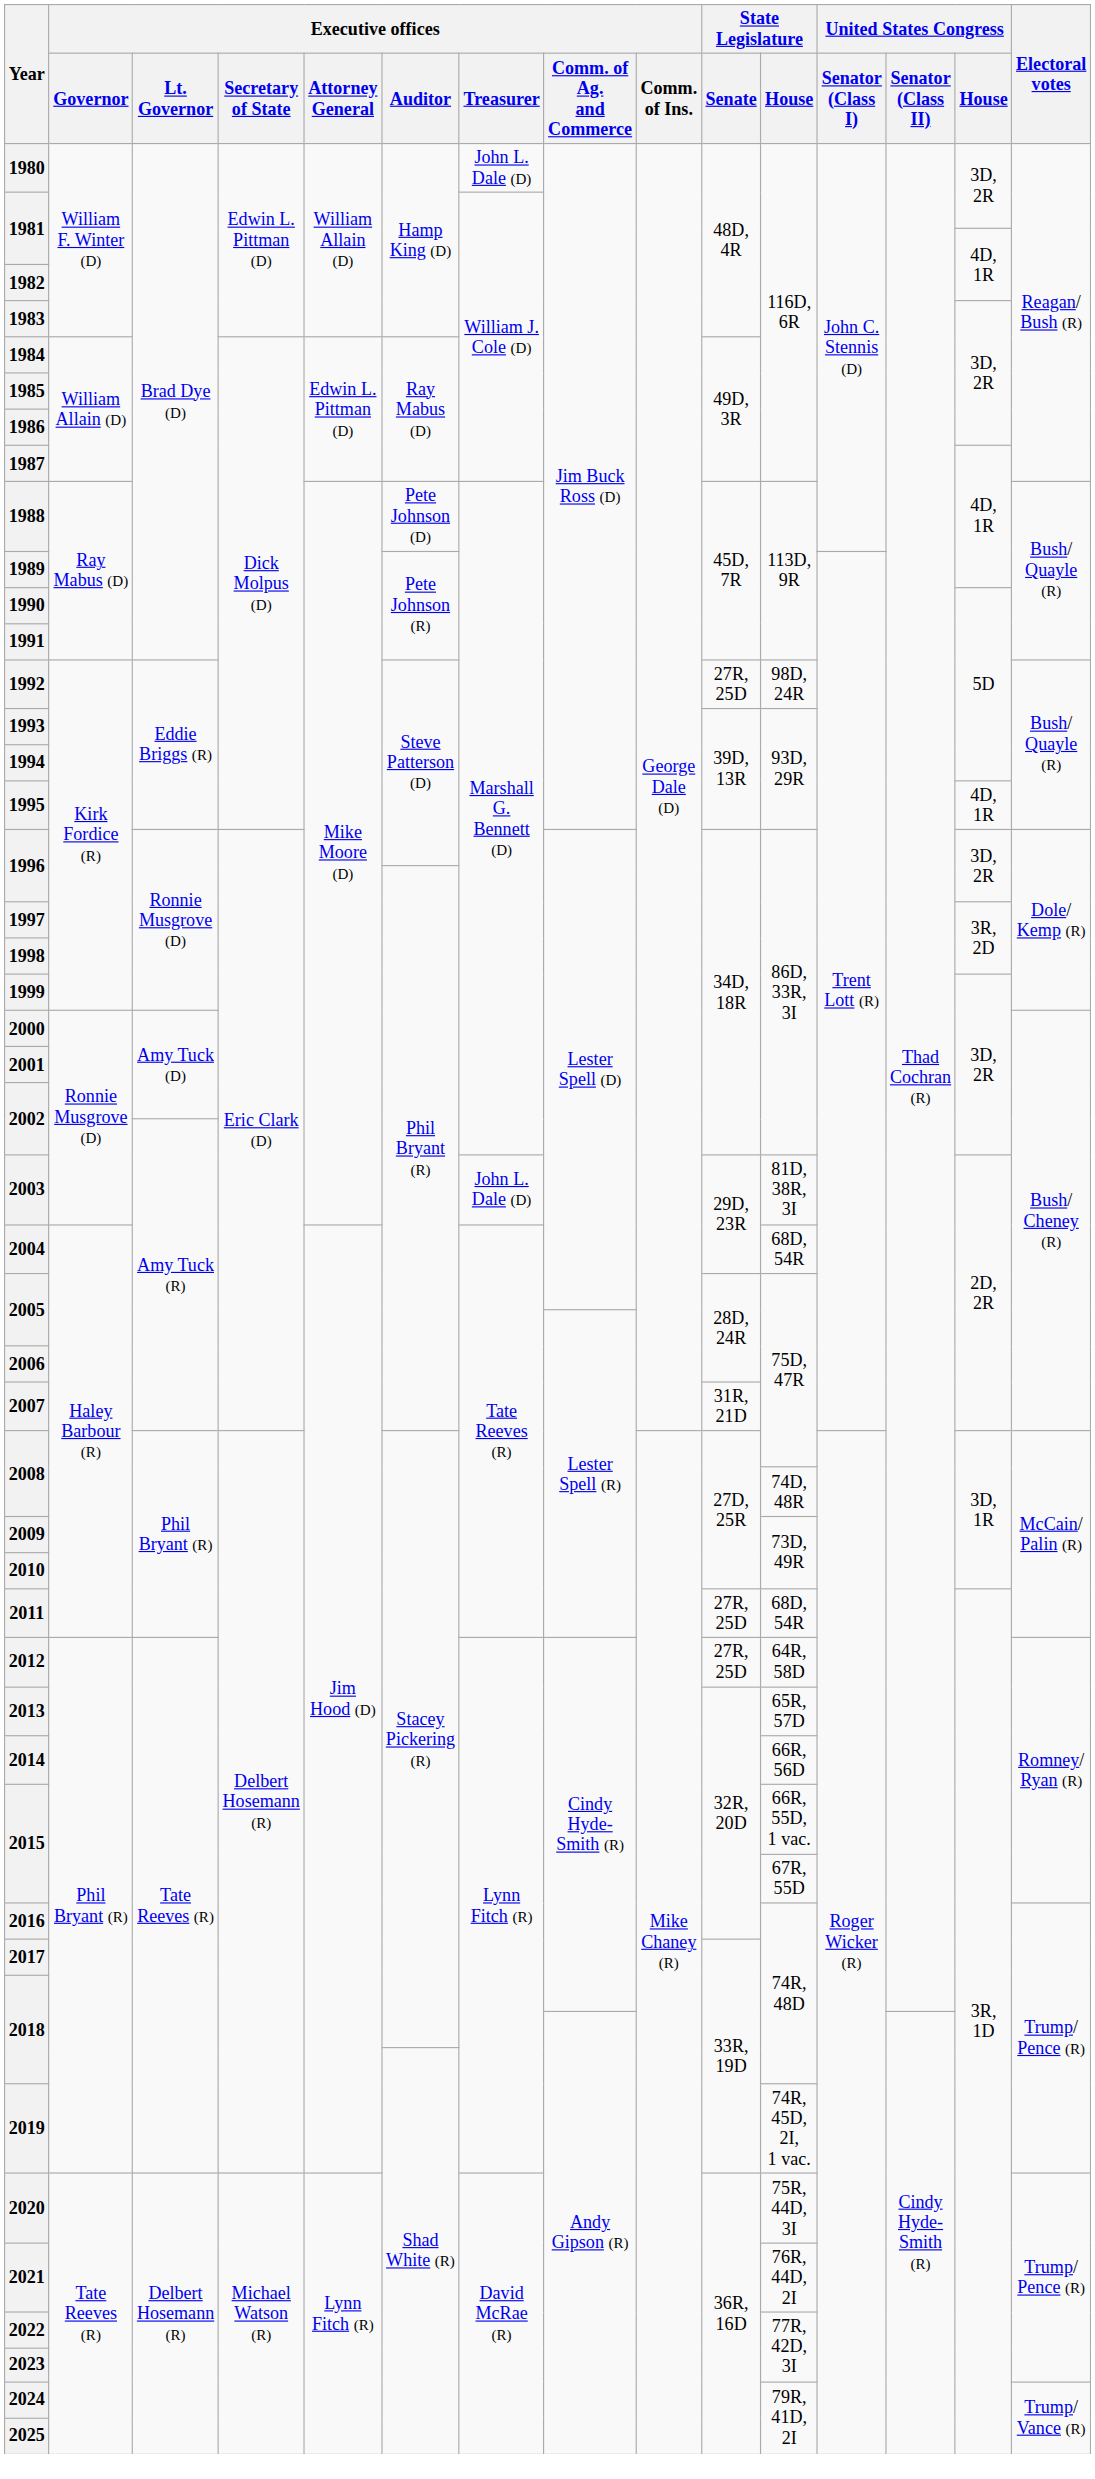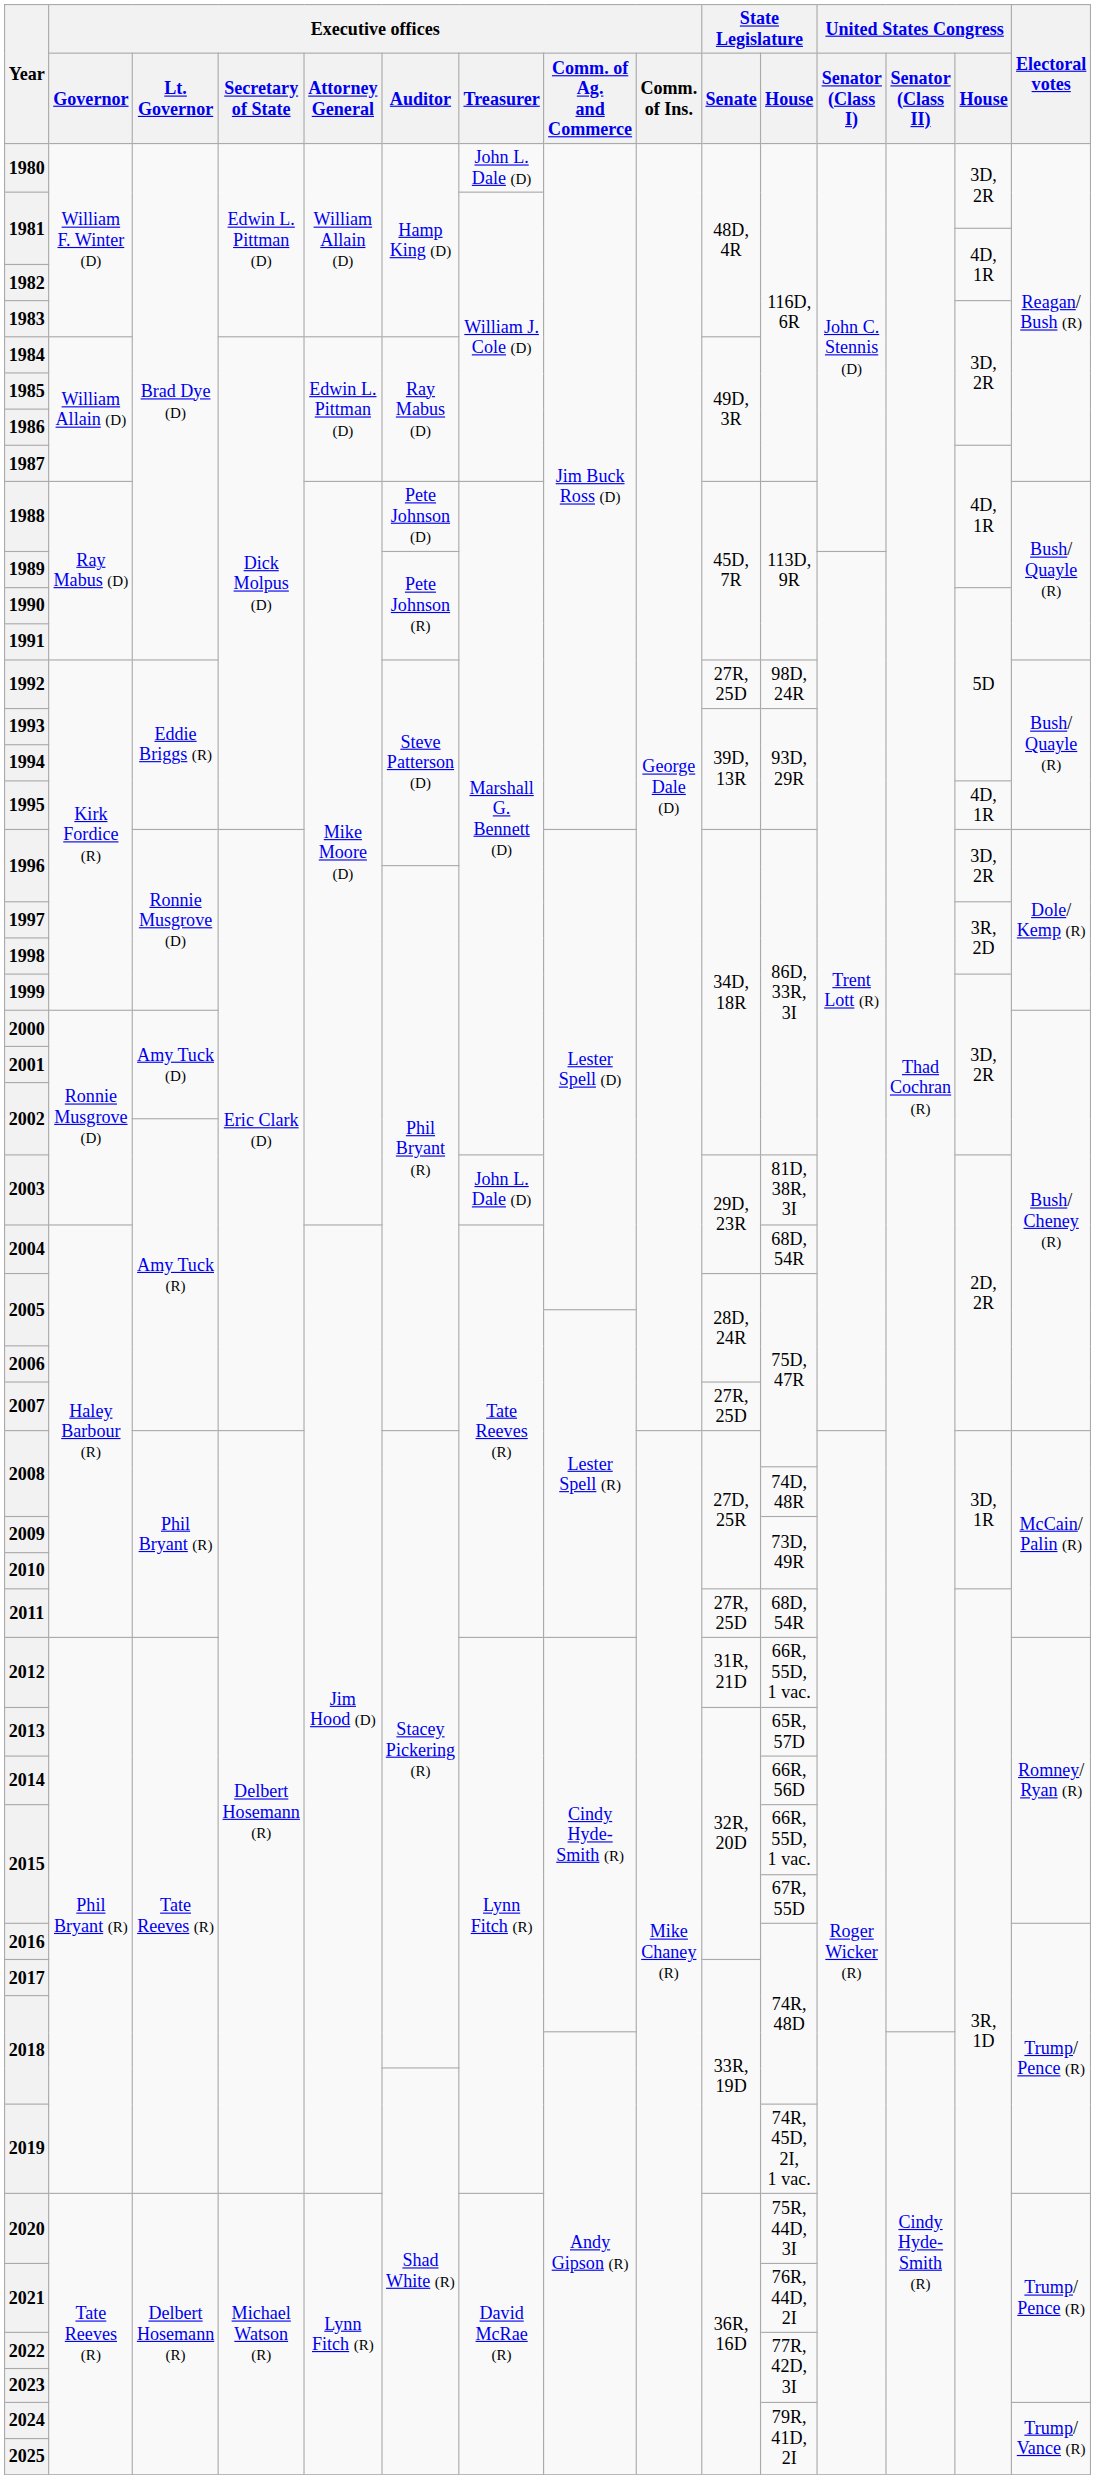(731, 1406) 31R, 21D -> (731, 1406) 27R, 25D
(731, 1661) 27R, 25D -> (731, 1672) 31R, 21D
(789, 1661) 64R, 58D -> (789, 1672) 66R, 55D, 1 vac.
